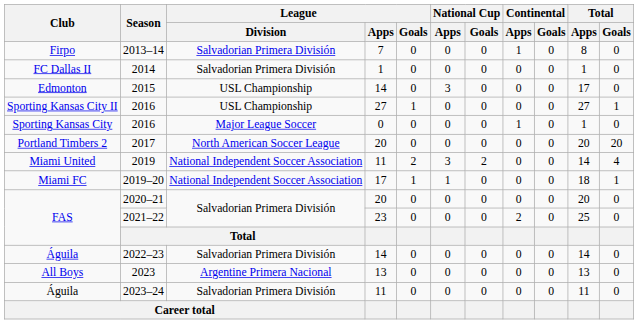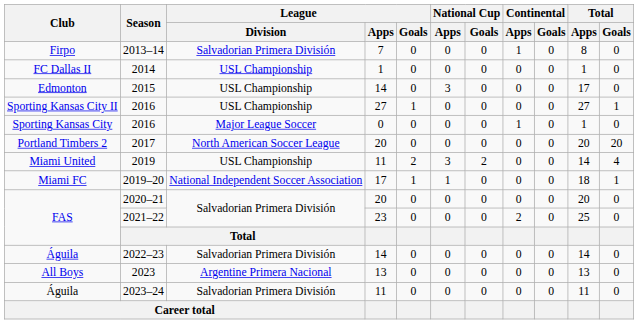(266, 69) Salvadorian Primera División -> (266, 69) USL Championship
(266, 161) National Independent Soccer Association -> (266, 161) USL Championship
